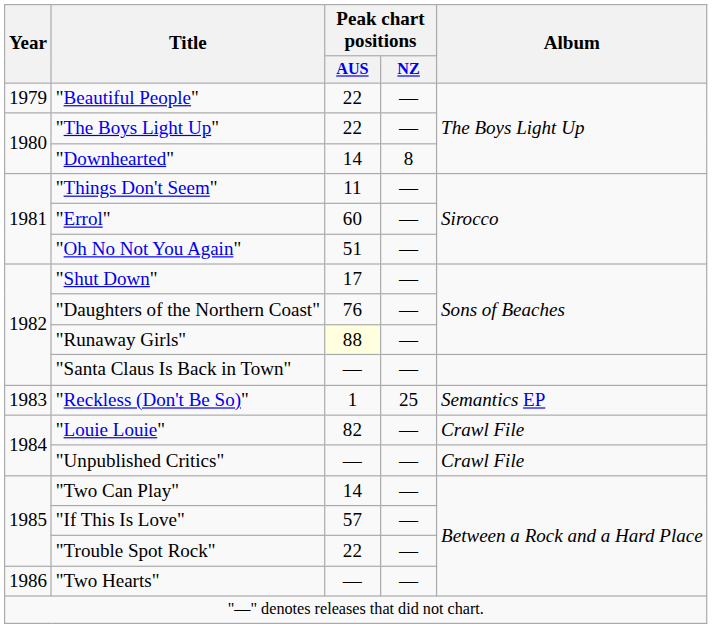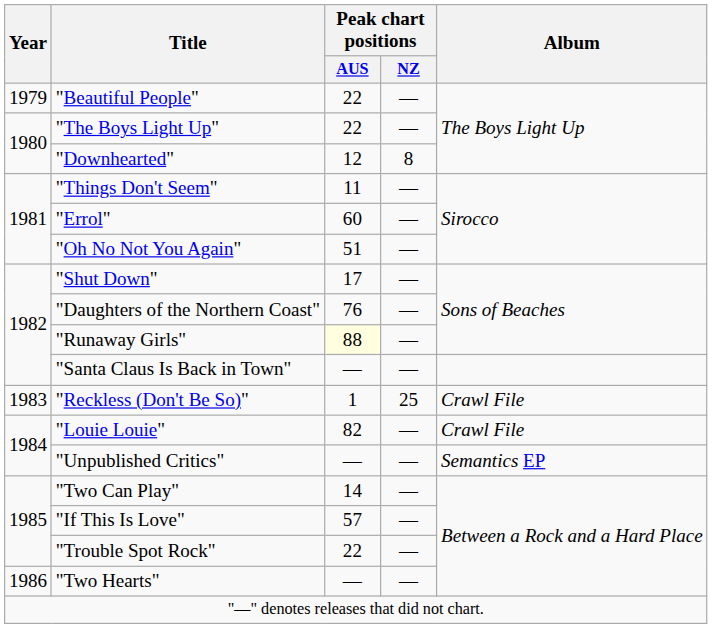(352, 158) 14 -> (352, 158) 12
(493, 399) Semantics EP -> (483, 399) Crawl File
(483, 460) Crawl File -> (493, 460) Semantics EP
